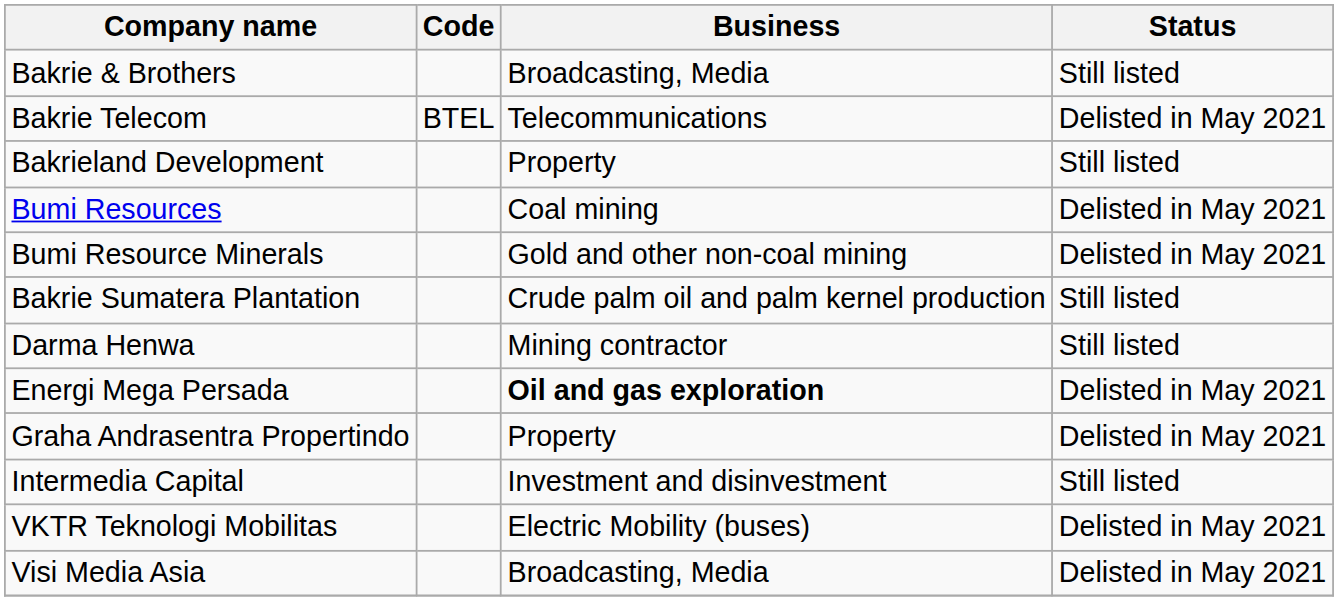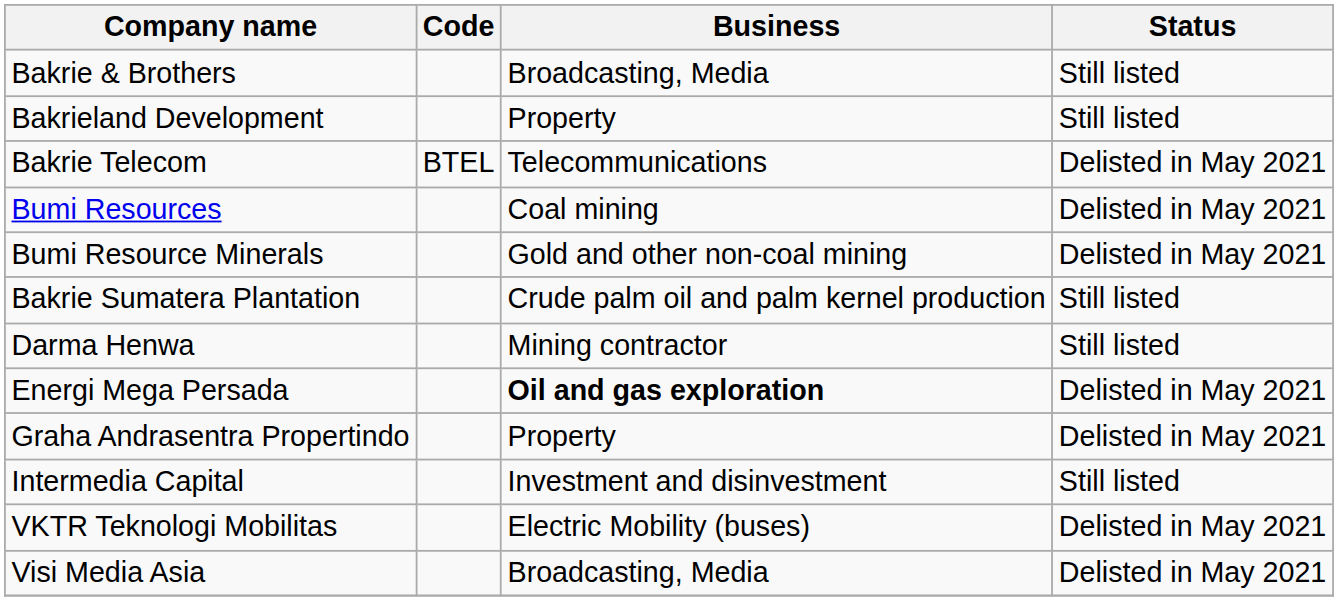rows swapped: (109, 118) <-> (168, 163)
